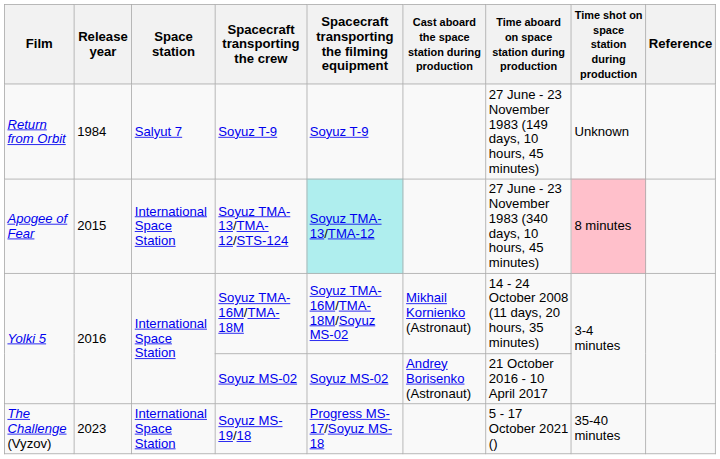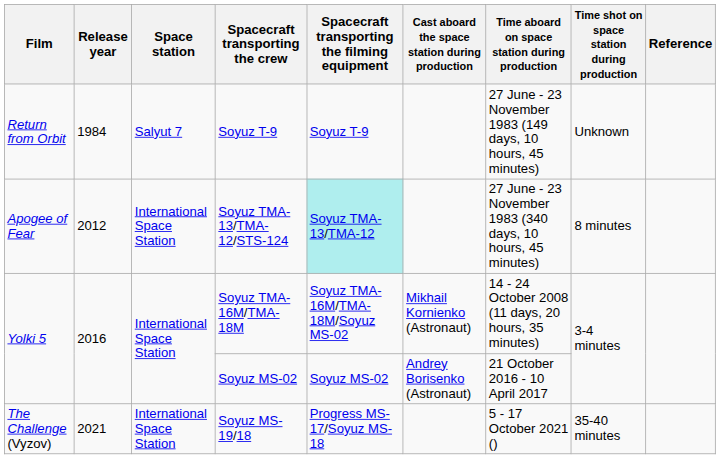(92, 226) 2015 -> (92, 226) 2012
(603, 226) pink background -> (603, 226) no background
(92, 428) 2023 -> (92, 428) 2021
